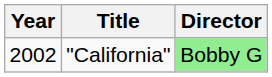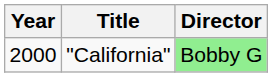(33, 54) 2002 -> (33, 54) 2000
